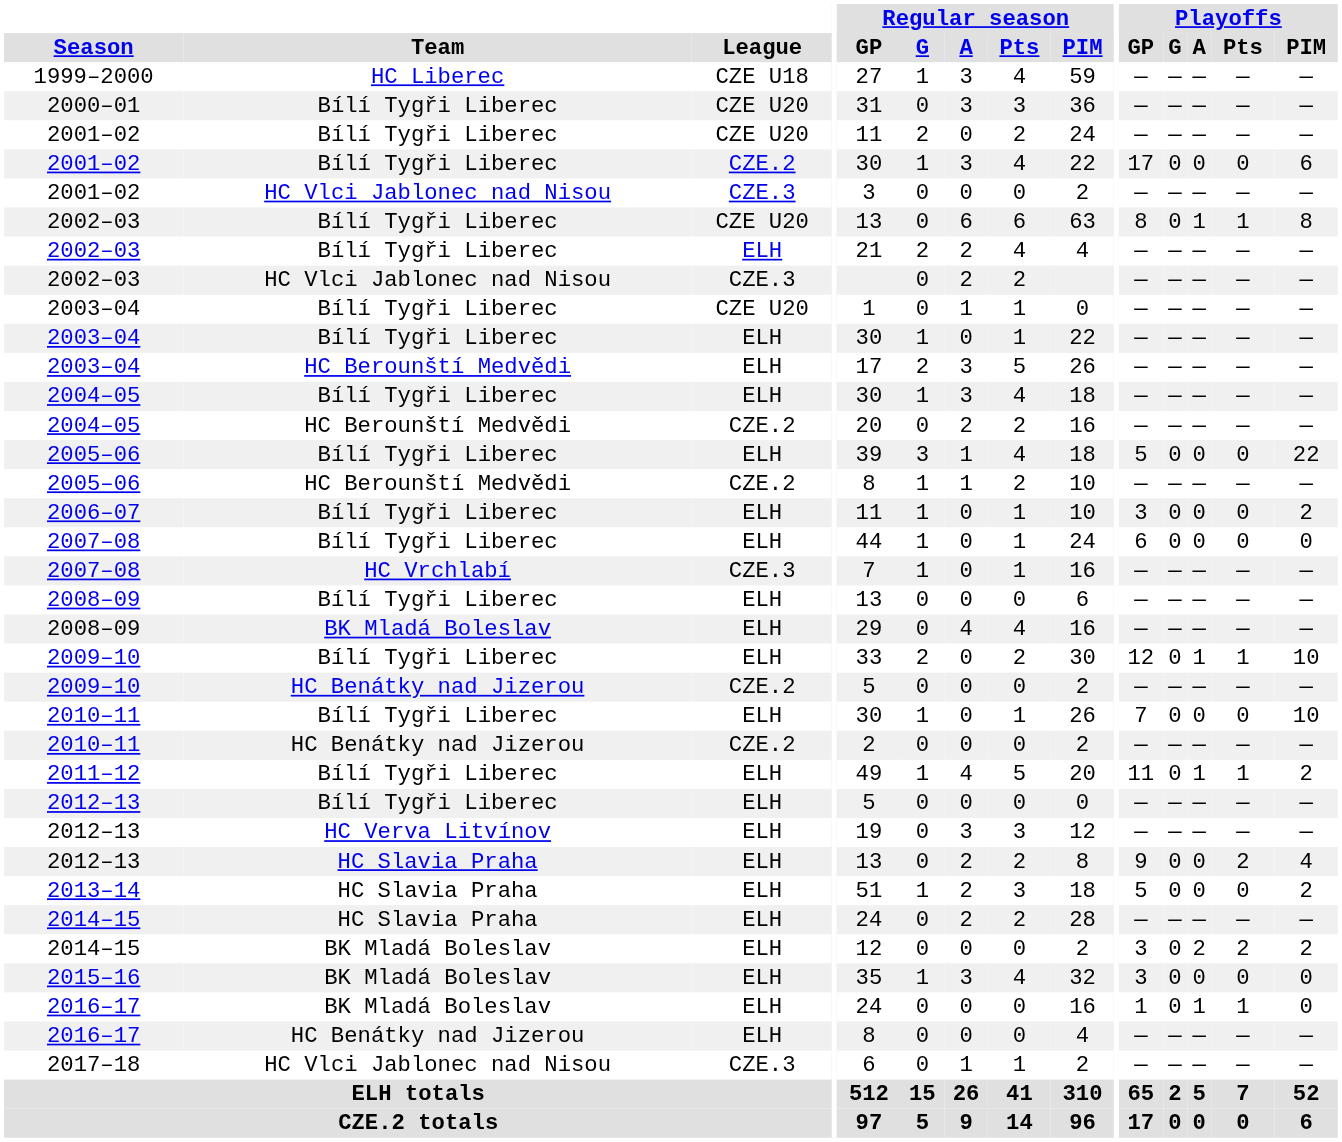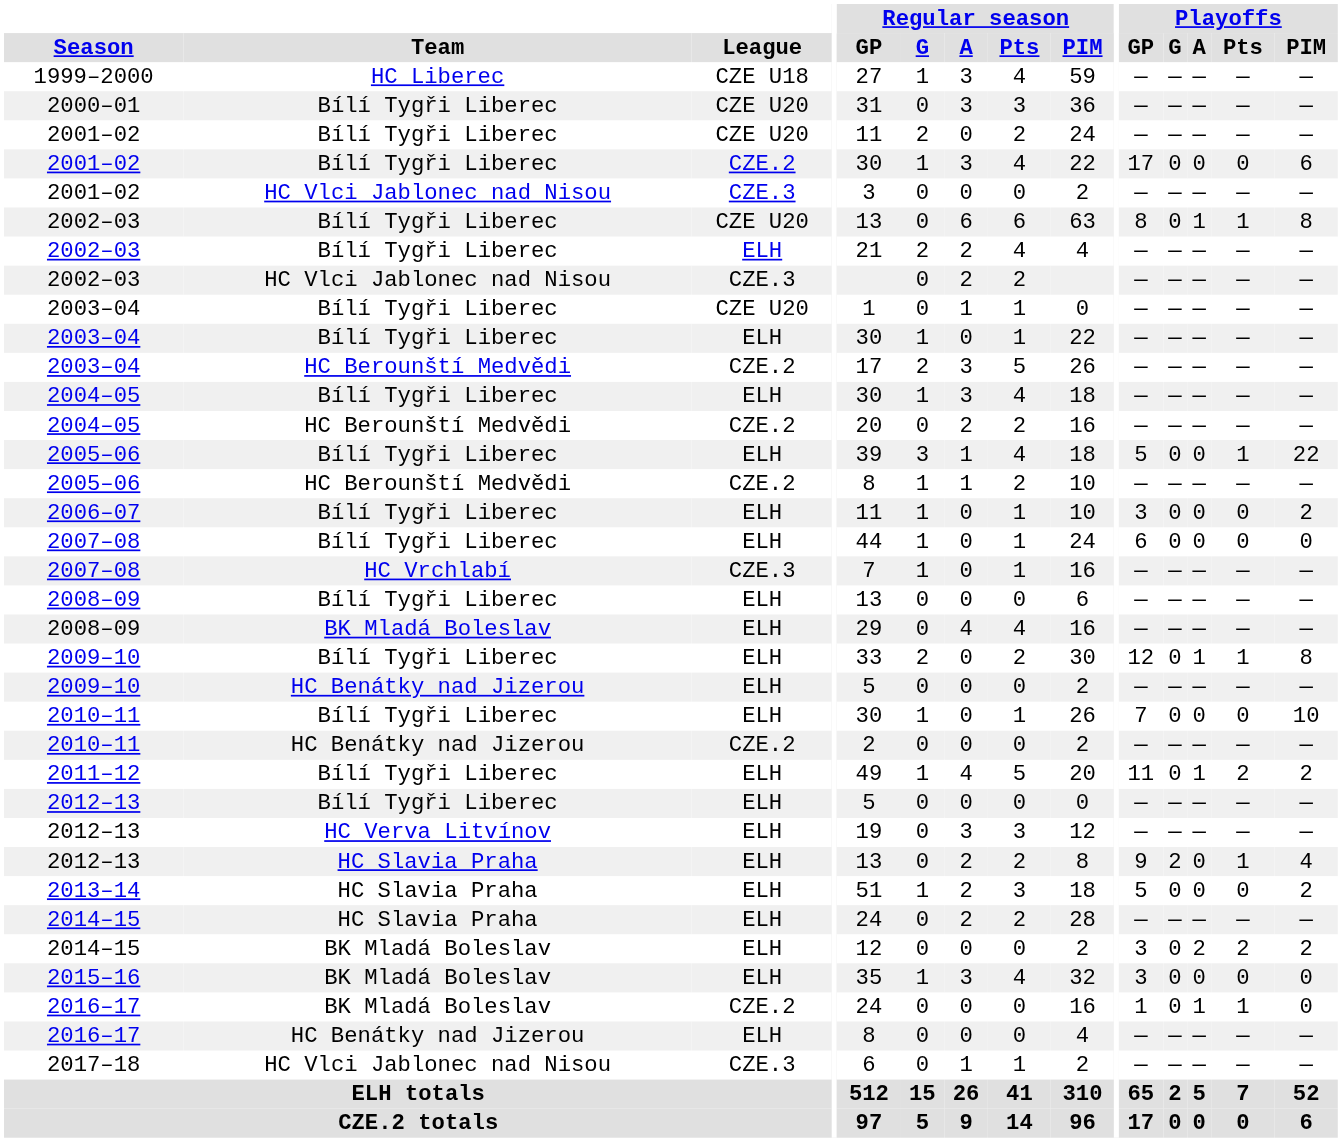(762, 367) ELH -> (762, 367) CZE.2
(1243, 455) 0 -> (1243, 455) 1
(1306, 658) 10 -> (1306, 658) 8
(762, 687) CZE.2 -> (762, 687) ELH
(1243, 774) 1 -> (1243, 774) 2
(1175, 862) 0 -> (1175, 862) 2
(1243, 862) 2 -> (1243, 862) 1
(762, 1007) ELH -> (762, 1007) CZE.2
